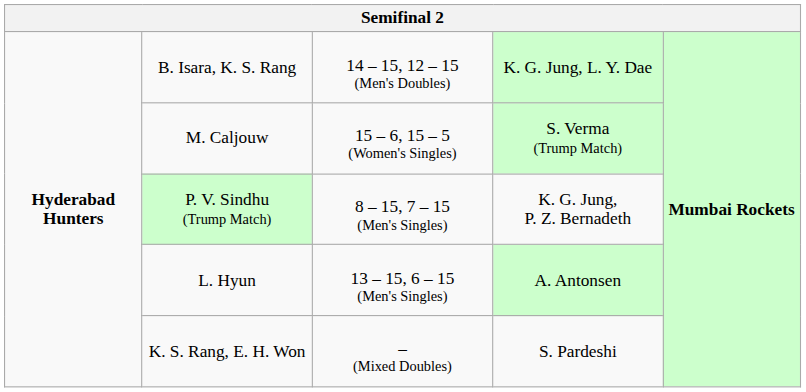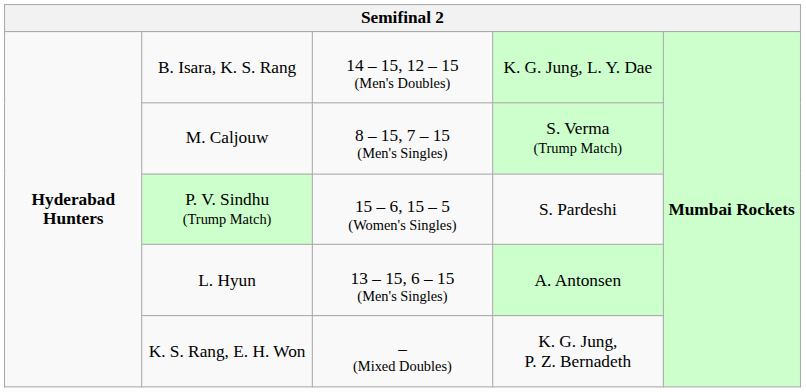(402, 144) 15 – 6, 15 – 5 (Women's Singles) -> (402, 144) 8 – 15, 7 – 15 (Men's Singles)
(402, 215) 8 – 15, 7 – 15 (Men's Singles) -> (402, 215) 15 – 6, 15 – 5 (Women's Singles)
(578, 209) K. G. Jung, P. Z. Bernadeth -> (578, 209) S. Pardeshi
(578, 351) S. Pardeshi -> (578, 351) K. G. Jung, P. Z. Bernadeth
